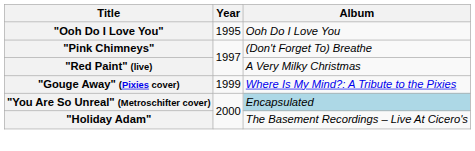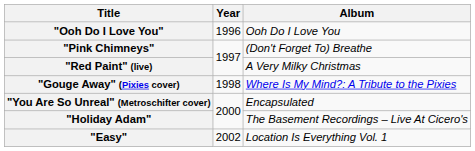(228, 31) 1995 -> (228, 31) 1996
(228, 84) 1999 -> (228, 84) 1998
(280, 102) lightblue background -> (280, 102) no background
+ row: (109, 137)
